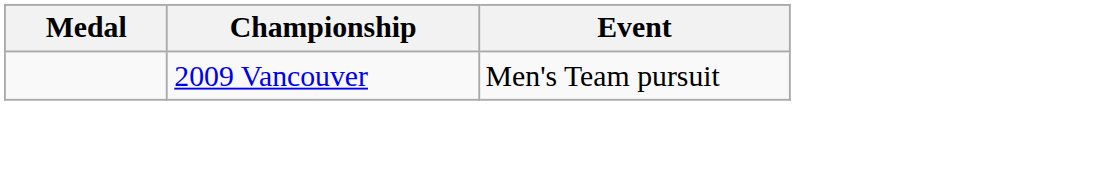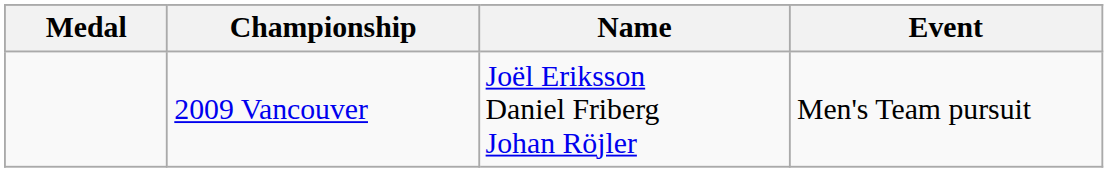+ column: (634, 28)
